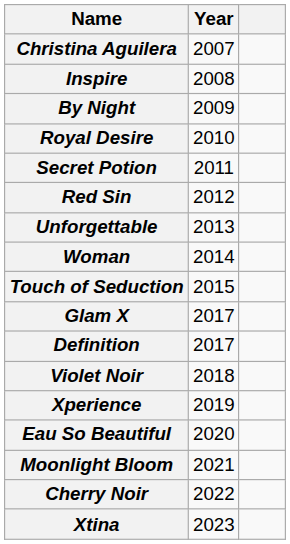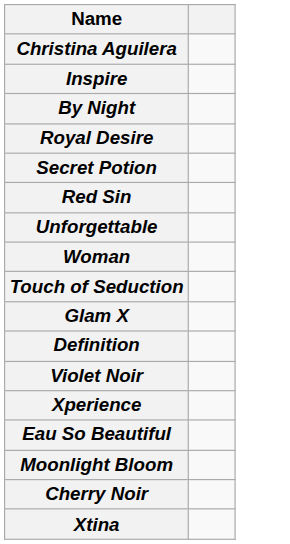- column: (214, 19)
